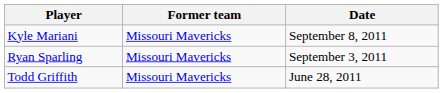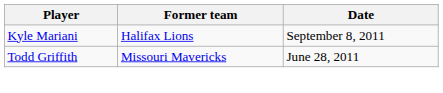(179, 35) Missouri Mavericks -> (157, 35) Halifax Lions
- row: (45, 56)
